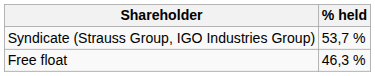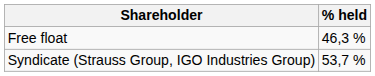rows swapped: (37, 60) <-> (161, 37)
